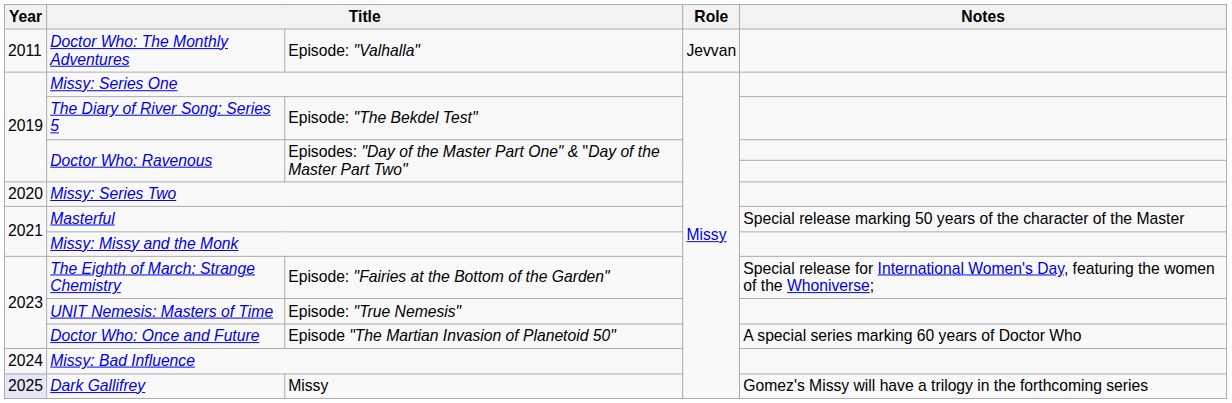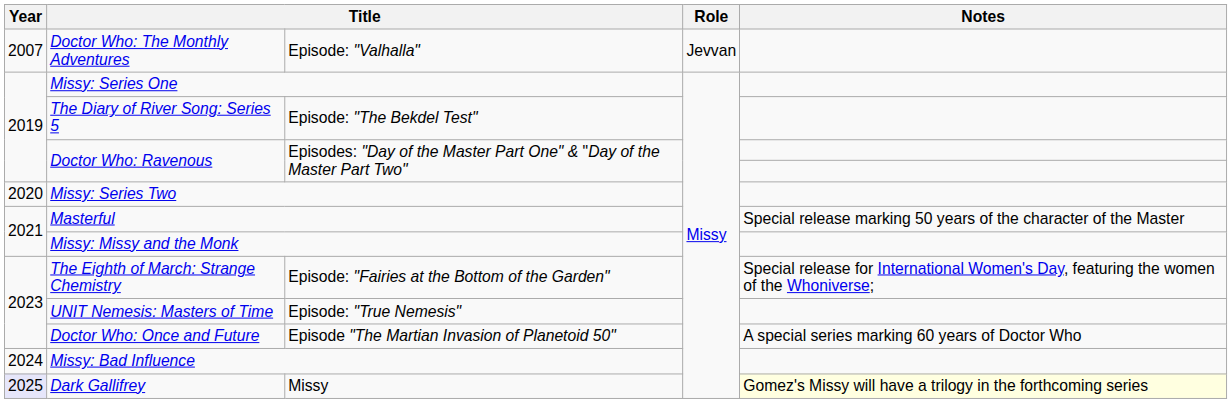(25, 50) 2011 -> (26, 50) 2007
(946, 385) no background -> (946, 385) lightyellow background
